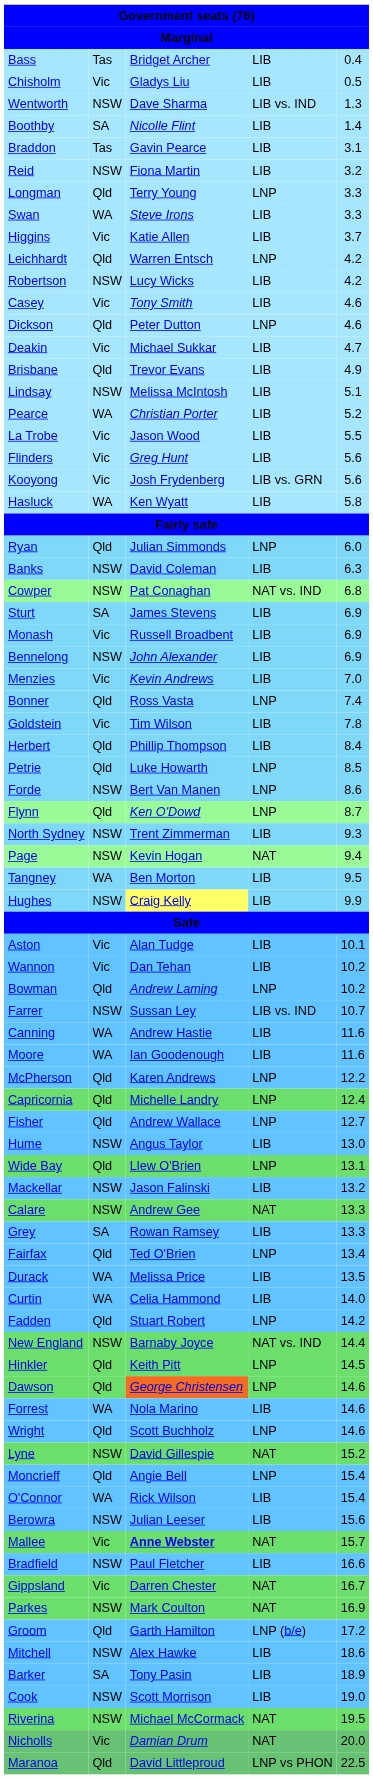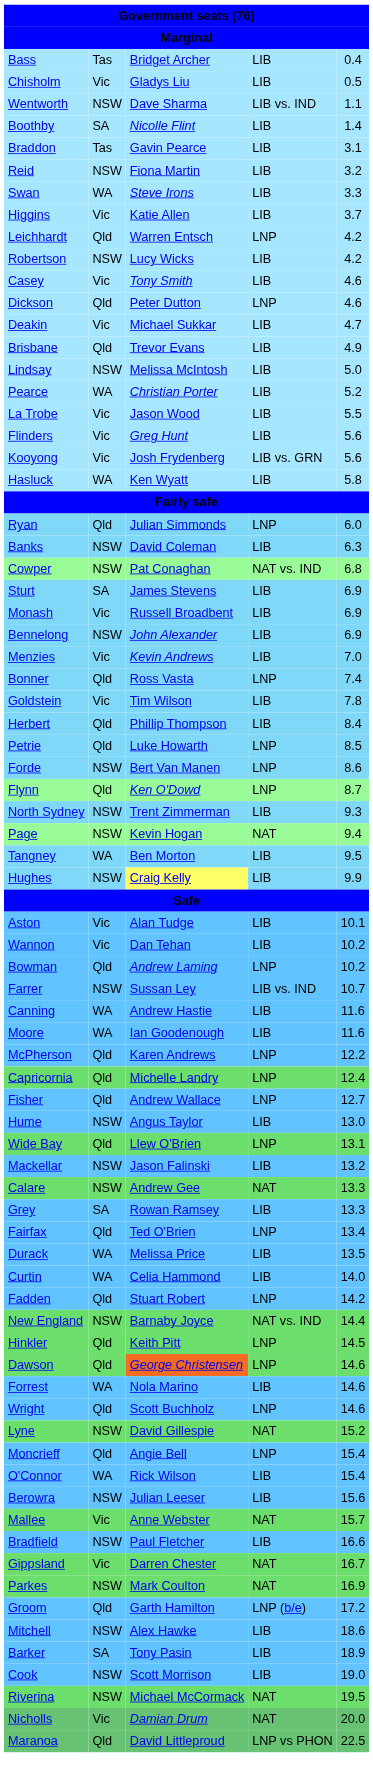(353, 104) 1.3 -> (353, 104) 1.1
- row: (34, 193)
(353, 392) 5.1 -> (353, 370) 5.0
(172, 1542) bold -> (170, 1520) normal
